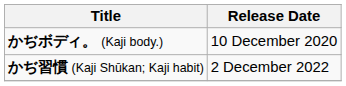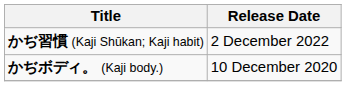rows swapped: (85, 40) <-> (106, 67)
